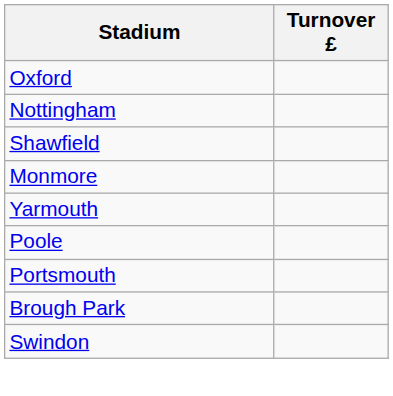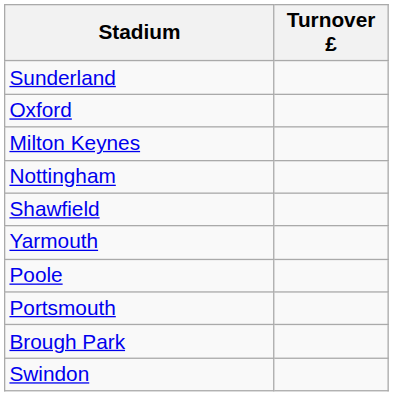+ row: (63, 77)
+ row: (75, 143)
- row: (53, 176)
